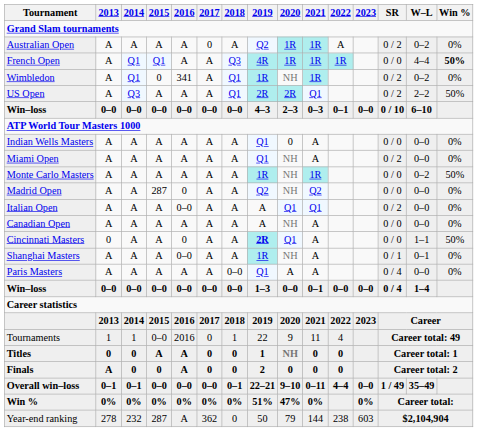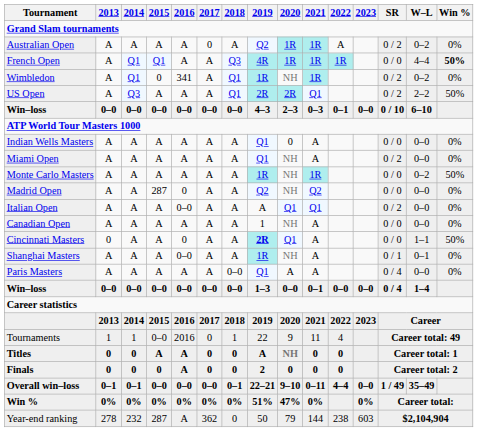(262, 223) A -> (262, 223) 1
(262, 353) 1 -> (262, 353) A
(109, 369) A -> (109, 369) 0
